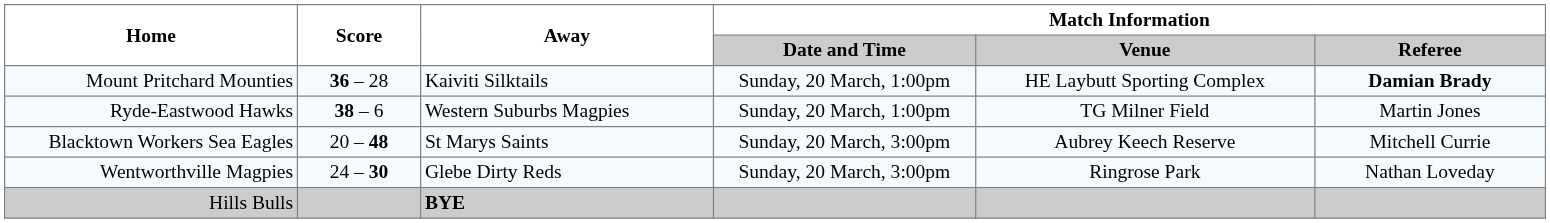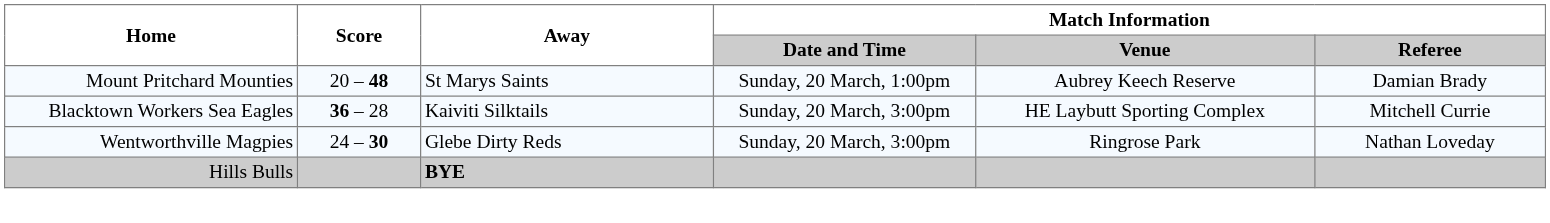(359, 80) 36 – 28 -> (359, 80) 20 – 48
(486, 80) Kaiviti Silktails -> (487, 80) St Marys Saints
(1145, 80) HE Laybutt Sporting Complex -> (1145, 80) Aubrey Keech Reserve
(1430, 80) bold -> (1430, 80) normal
- row: (202, 111)
(359, 141) 20 – 48 -> (359, 111) 36 – 28
(487, 141) St Marys Saints -> (486, 111) Kaiviti Silktails
(1145, 141) Aubrey Keech Reserve -> (1145, 111) HE Laybutt Sporting Complex
